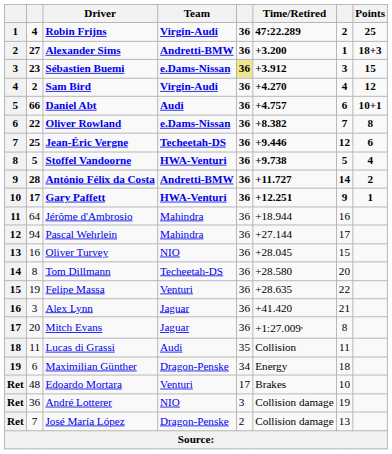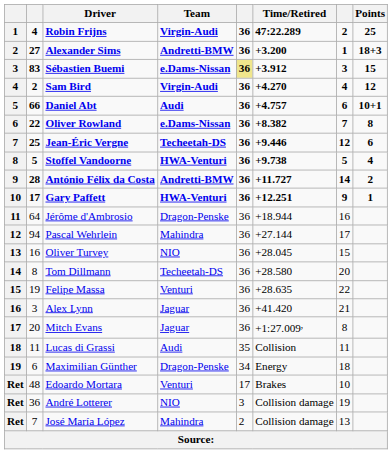(35, 68) 23 -> (35, 68) 83
(182, 215) Mahindra -> (194, 215) Dragon-Penske
(194, 420) Dragon-Penske -> (182, 420) Mahindra
